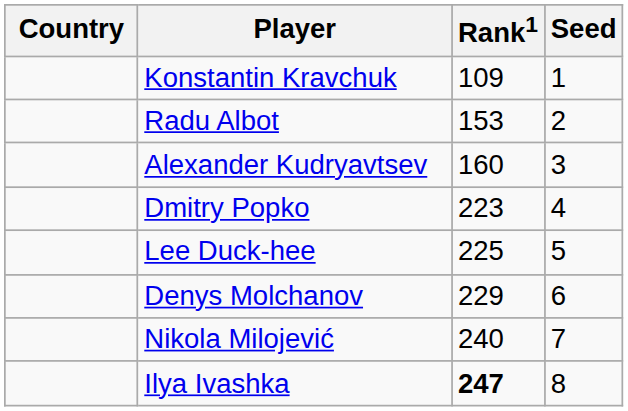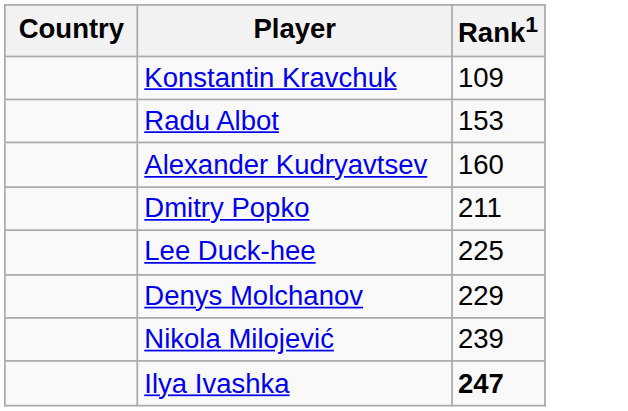- column: (584, 30)
(481, 208) 223 -> (480, 208) 211
(481, 339) 240 -> (481, 339) 239
